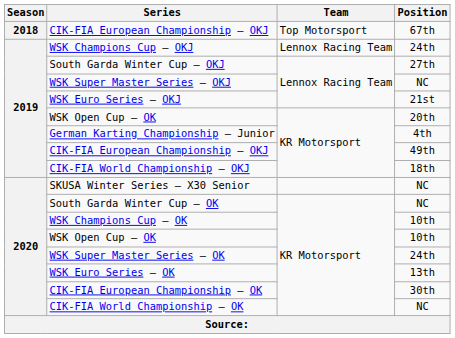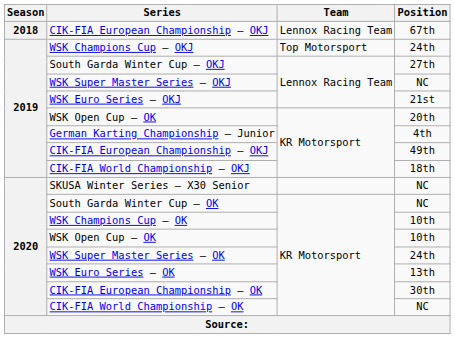(324, 30) Top Motorsport -> (336, 30) Lennox Racing Team
(336, 48) Lennox Racing Team -> (324, 48) Top Motorsport
